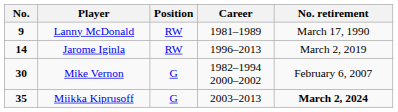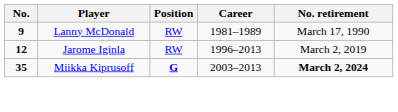(21, 49) 14 -> (21, 49) 12
- row: (94, 73)
(174, 98) normal -> (174, 67) bold
